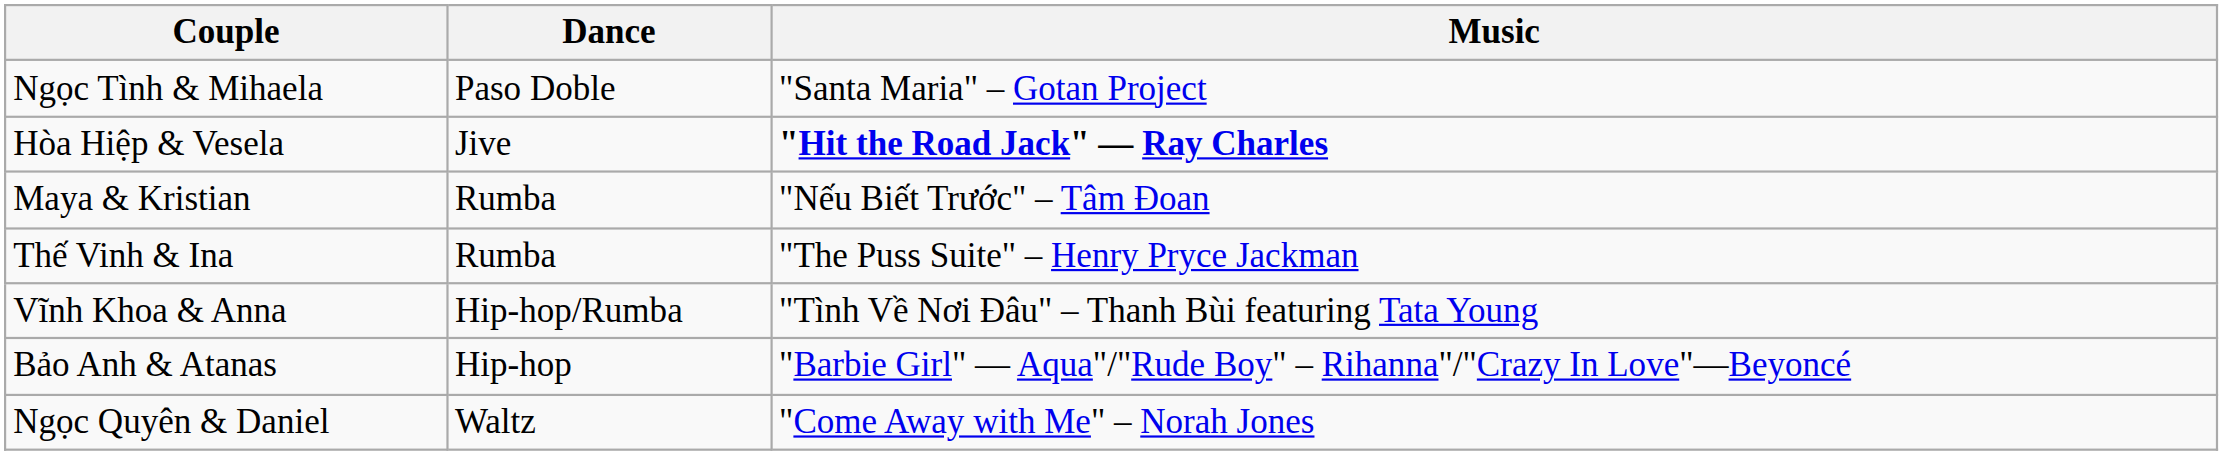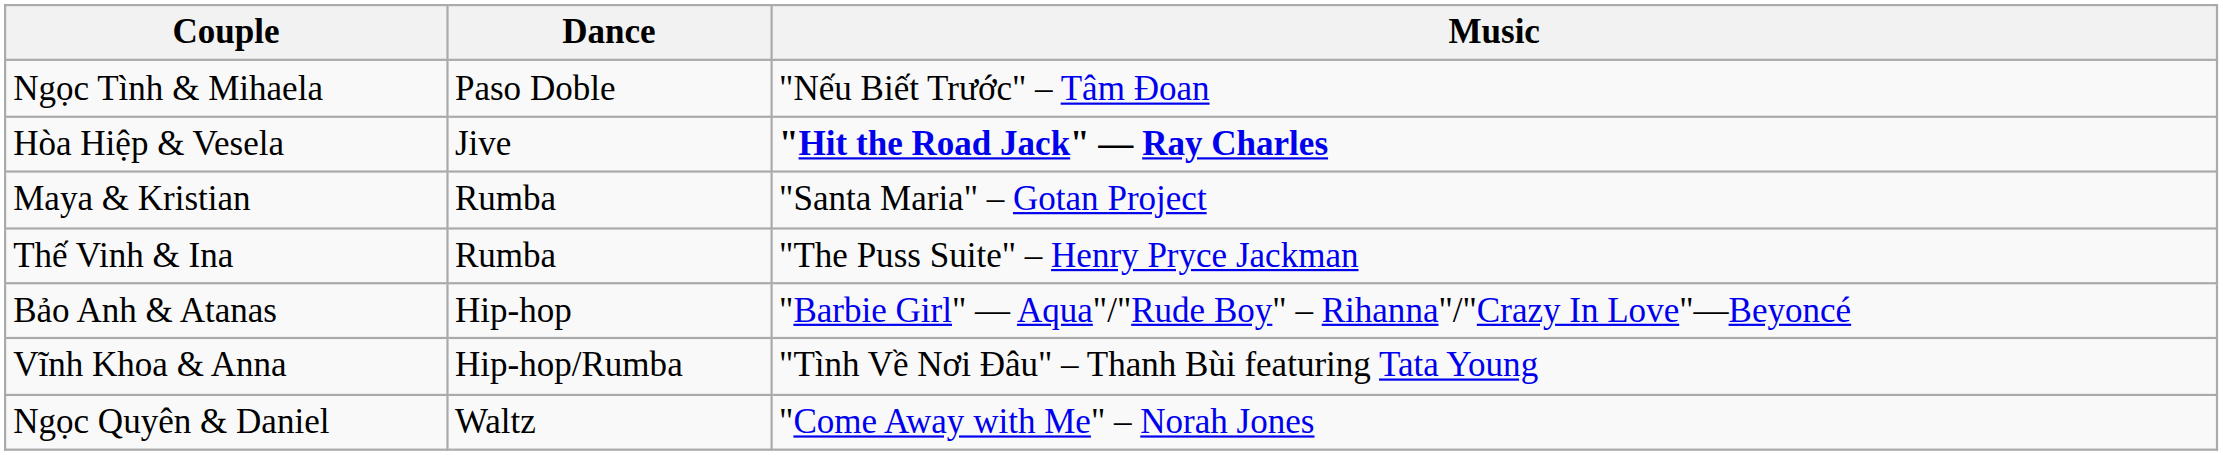(993, 87) "Santa Maria" – Gotan Project -> (994, 87) "Nếu Biết Trước" – Tâm Đoan
(994, 198) "Nếu Biết Trước" – Tâm Đoan -> (993, 198) "Santa Maria" – Gotan Project
rows swapped: (145, 365) <-> (150, 310)
